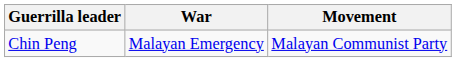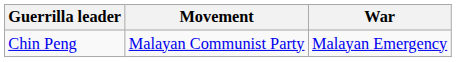columns swapped: (359, 17) <-> (196, 17)
